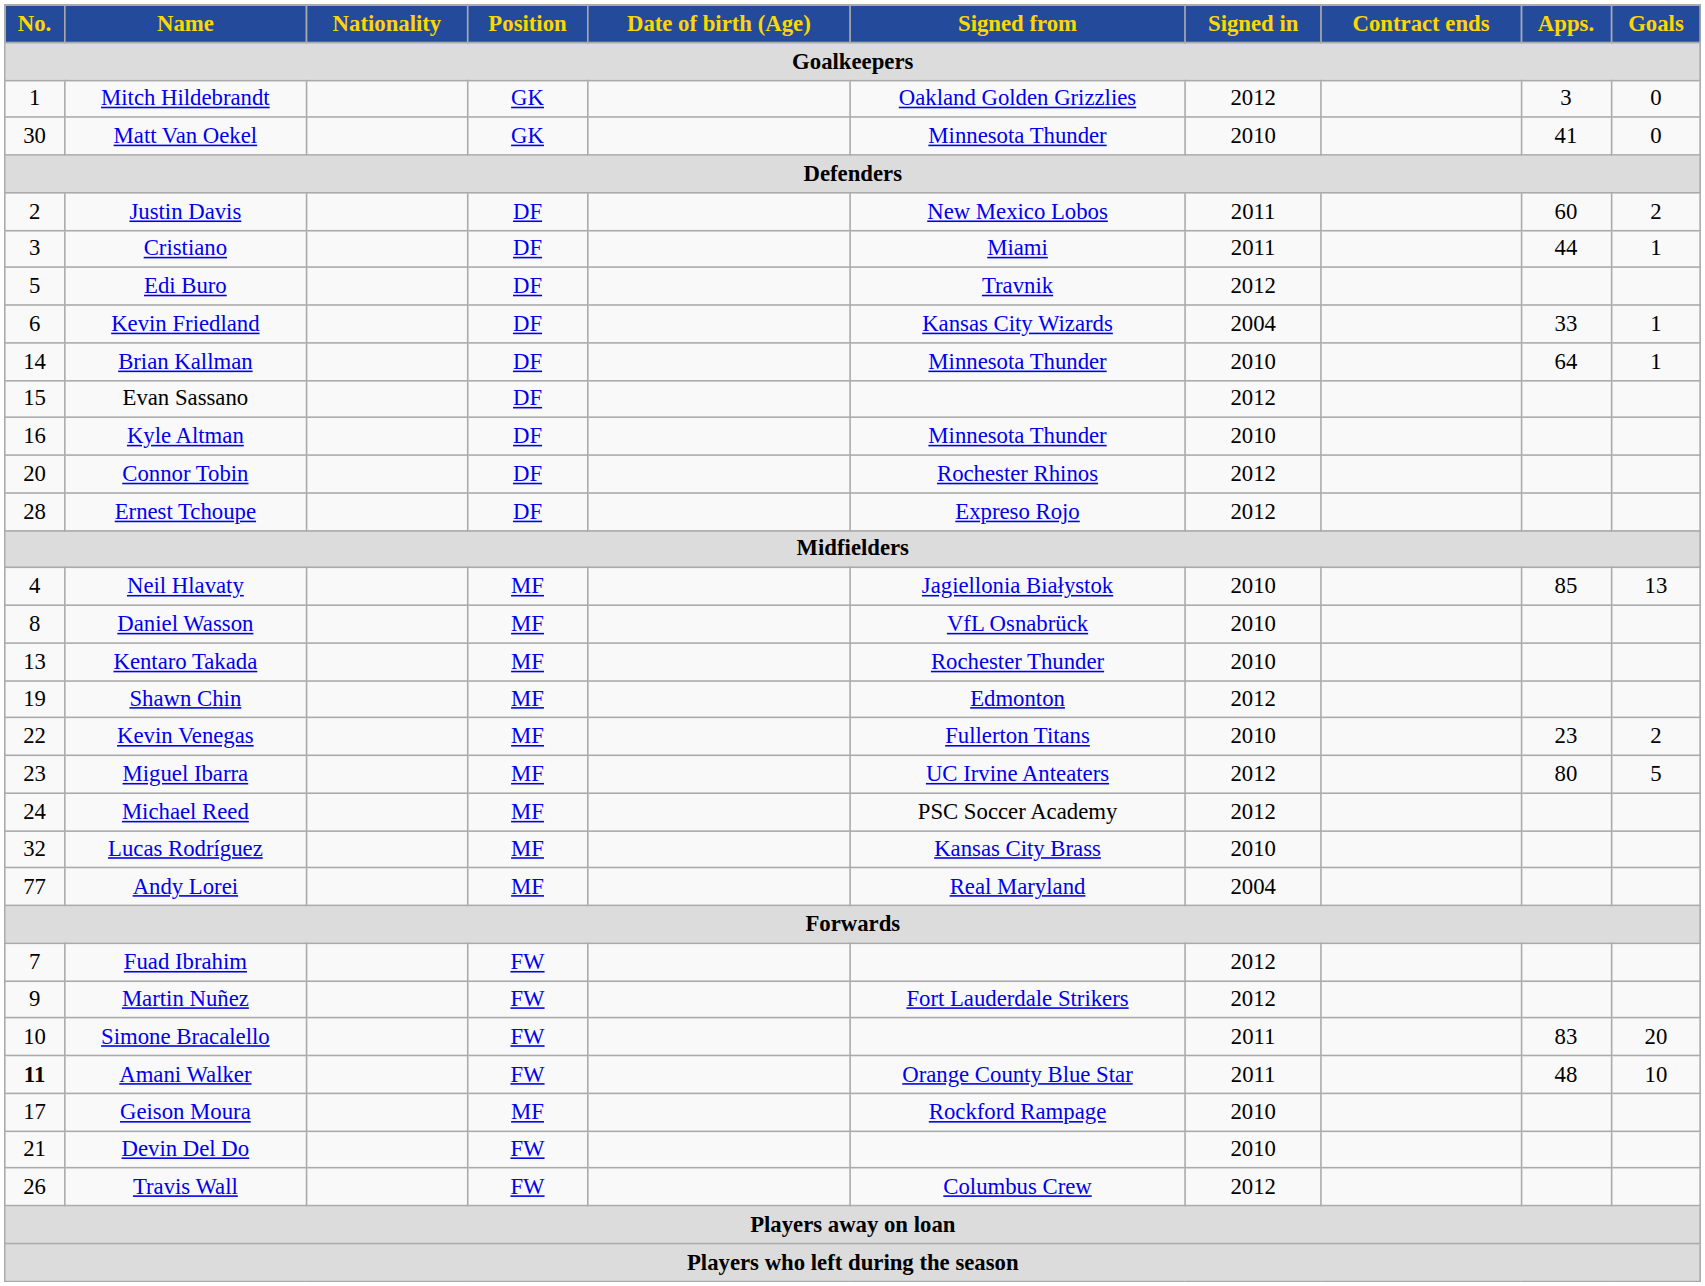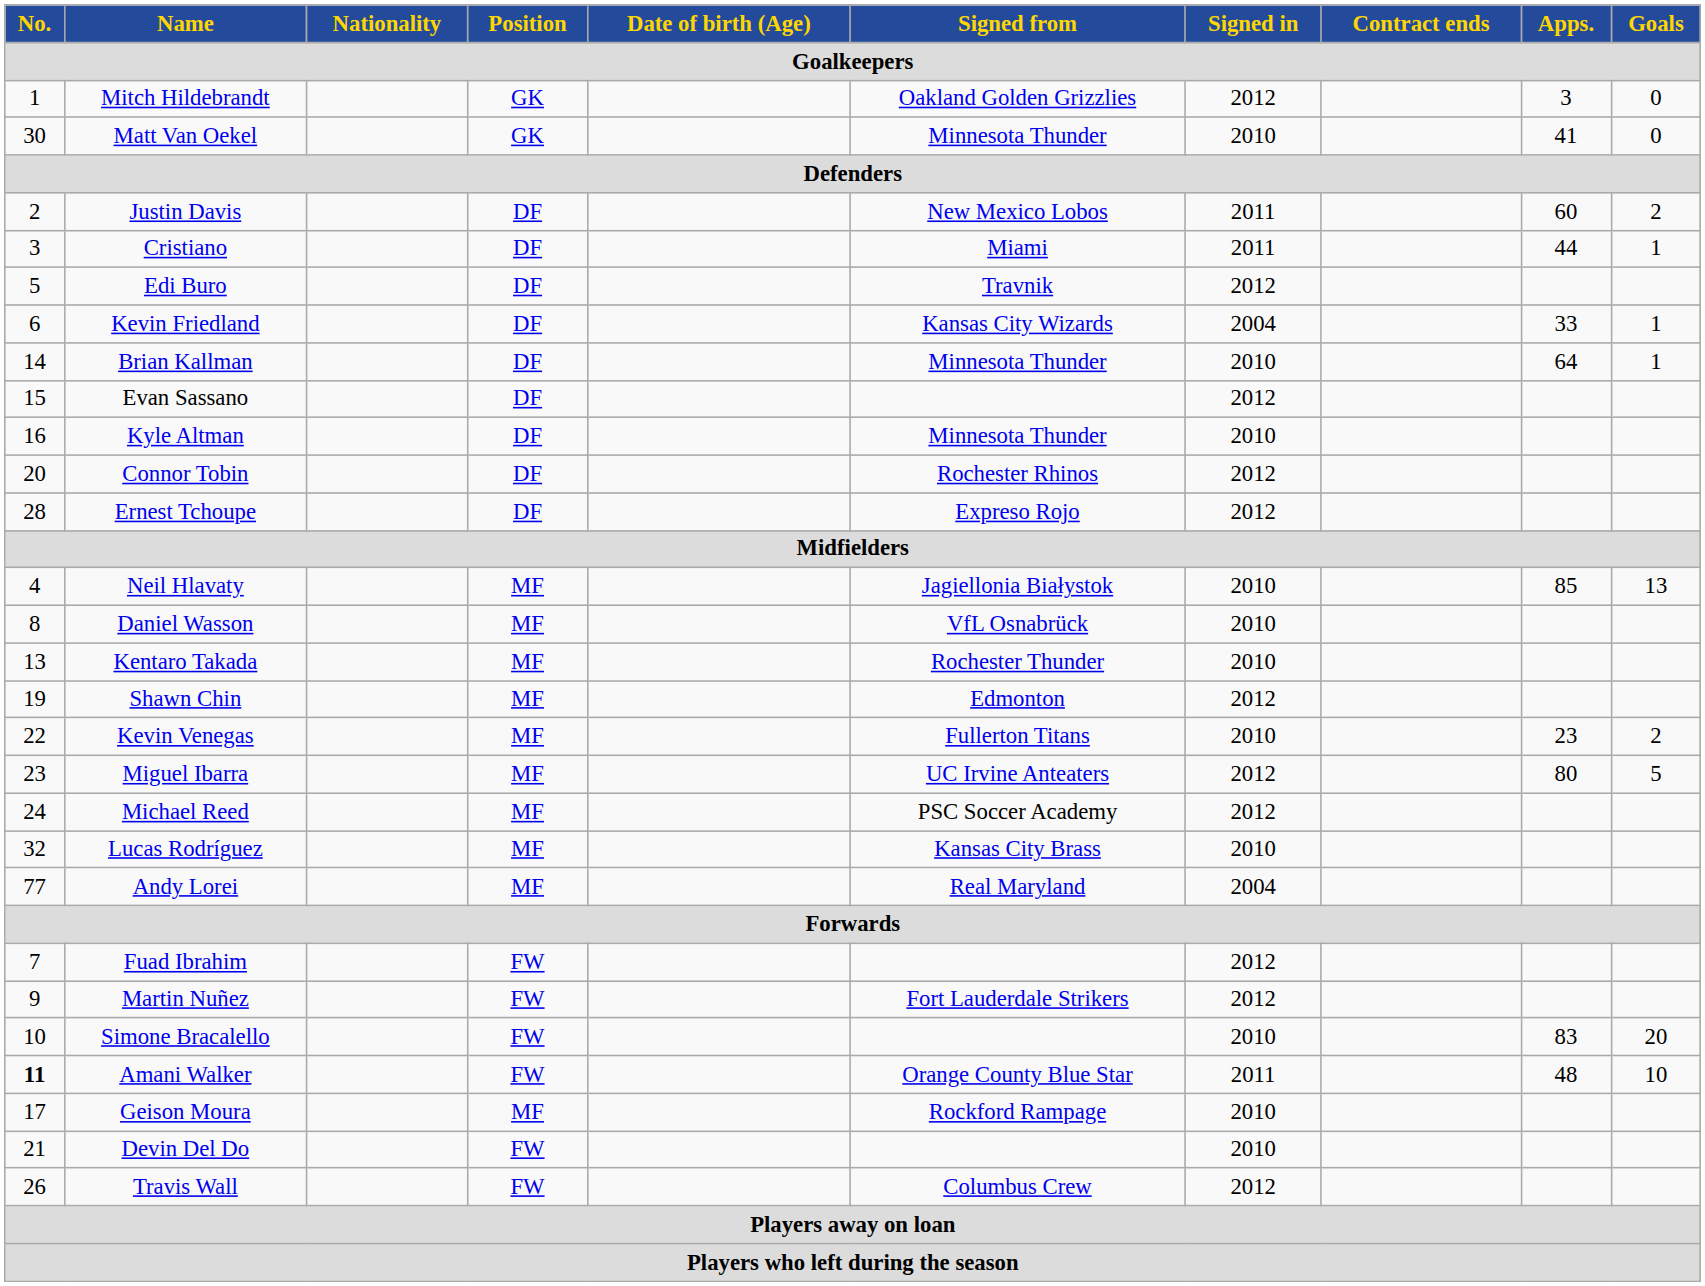(1253, 1036) 2011 -> (1253, 1036) 2010
